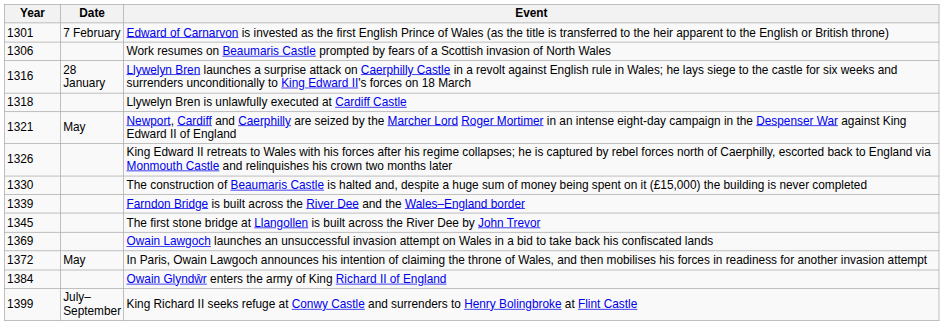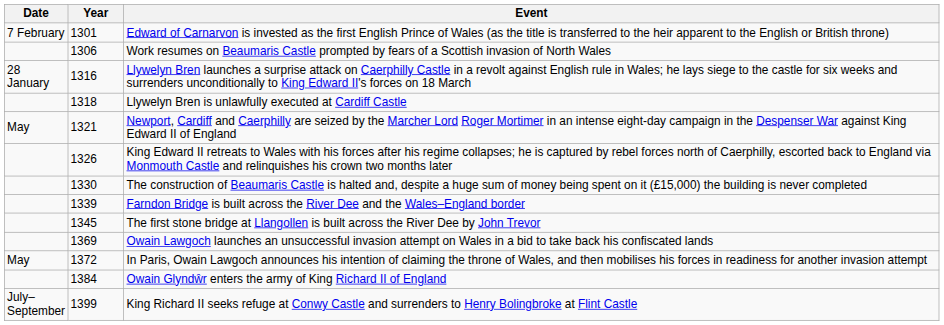columns swapped: (32, 13) <-> (92, 13)
